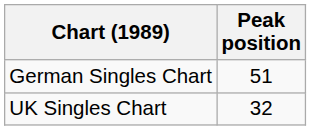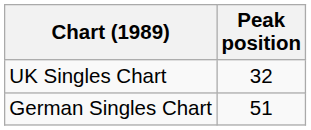rows swapped: (111, 76) <-> (88, 108)
